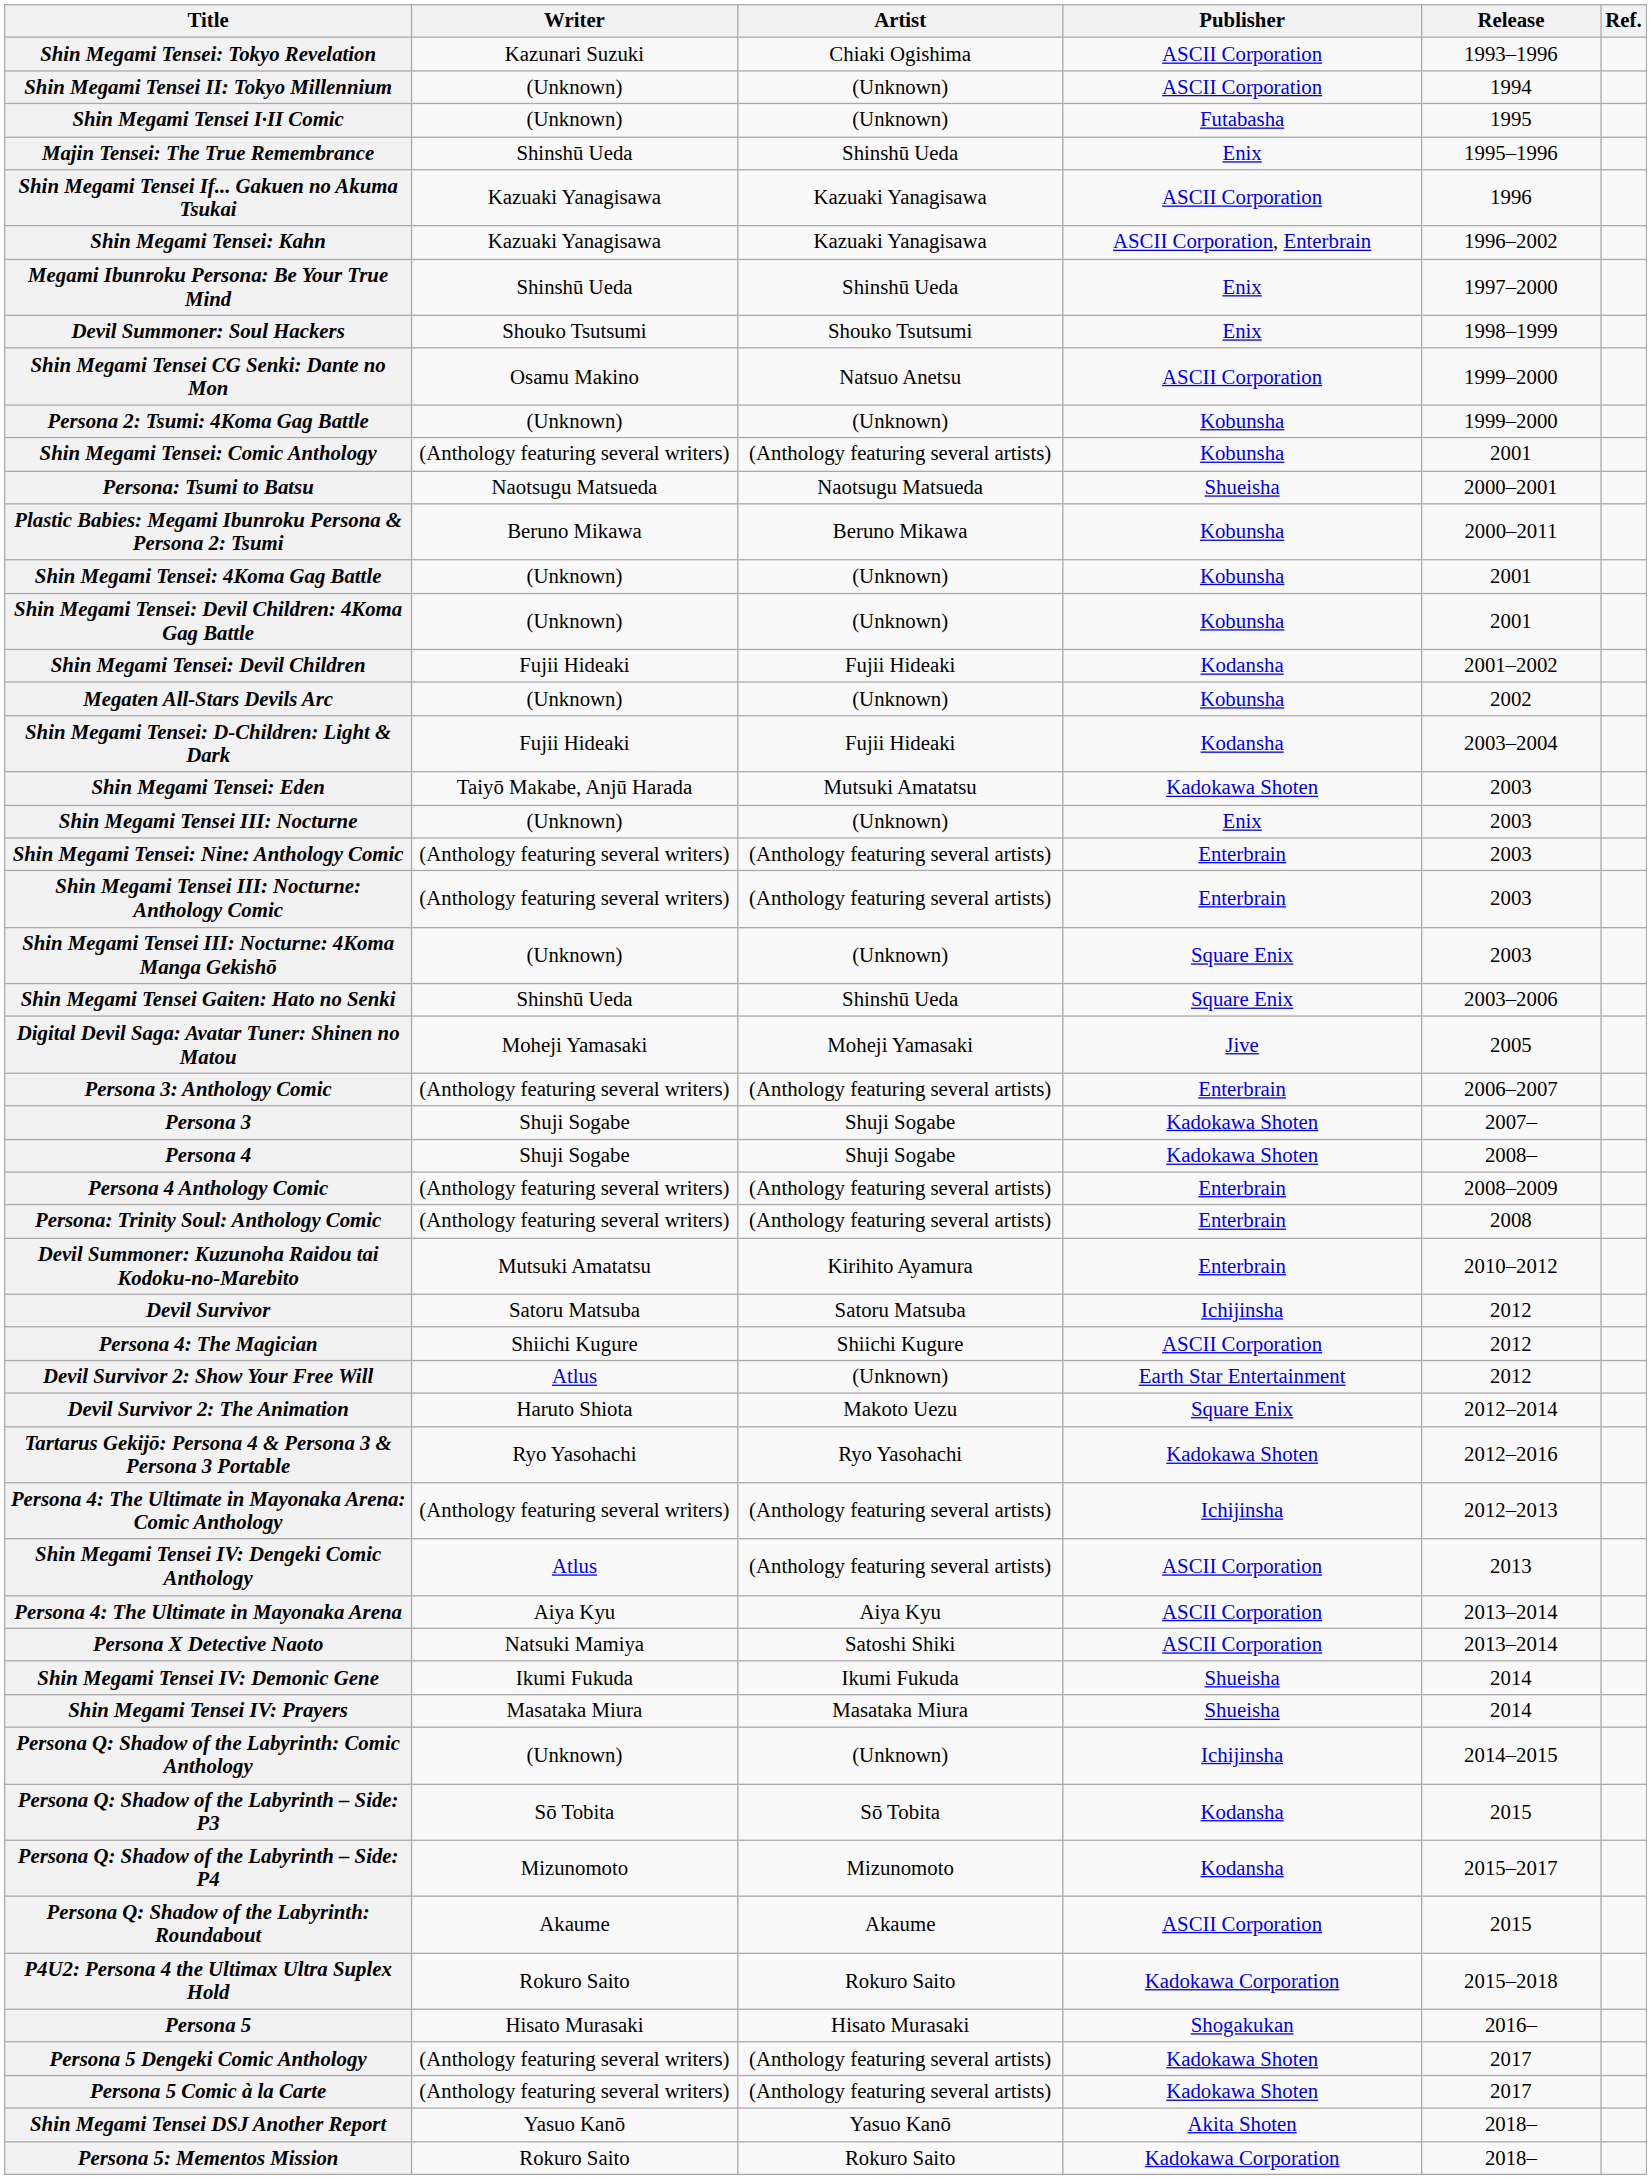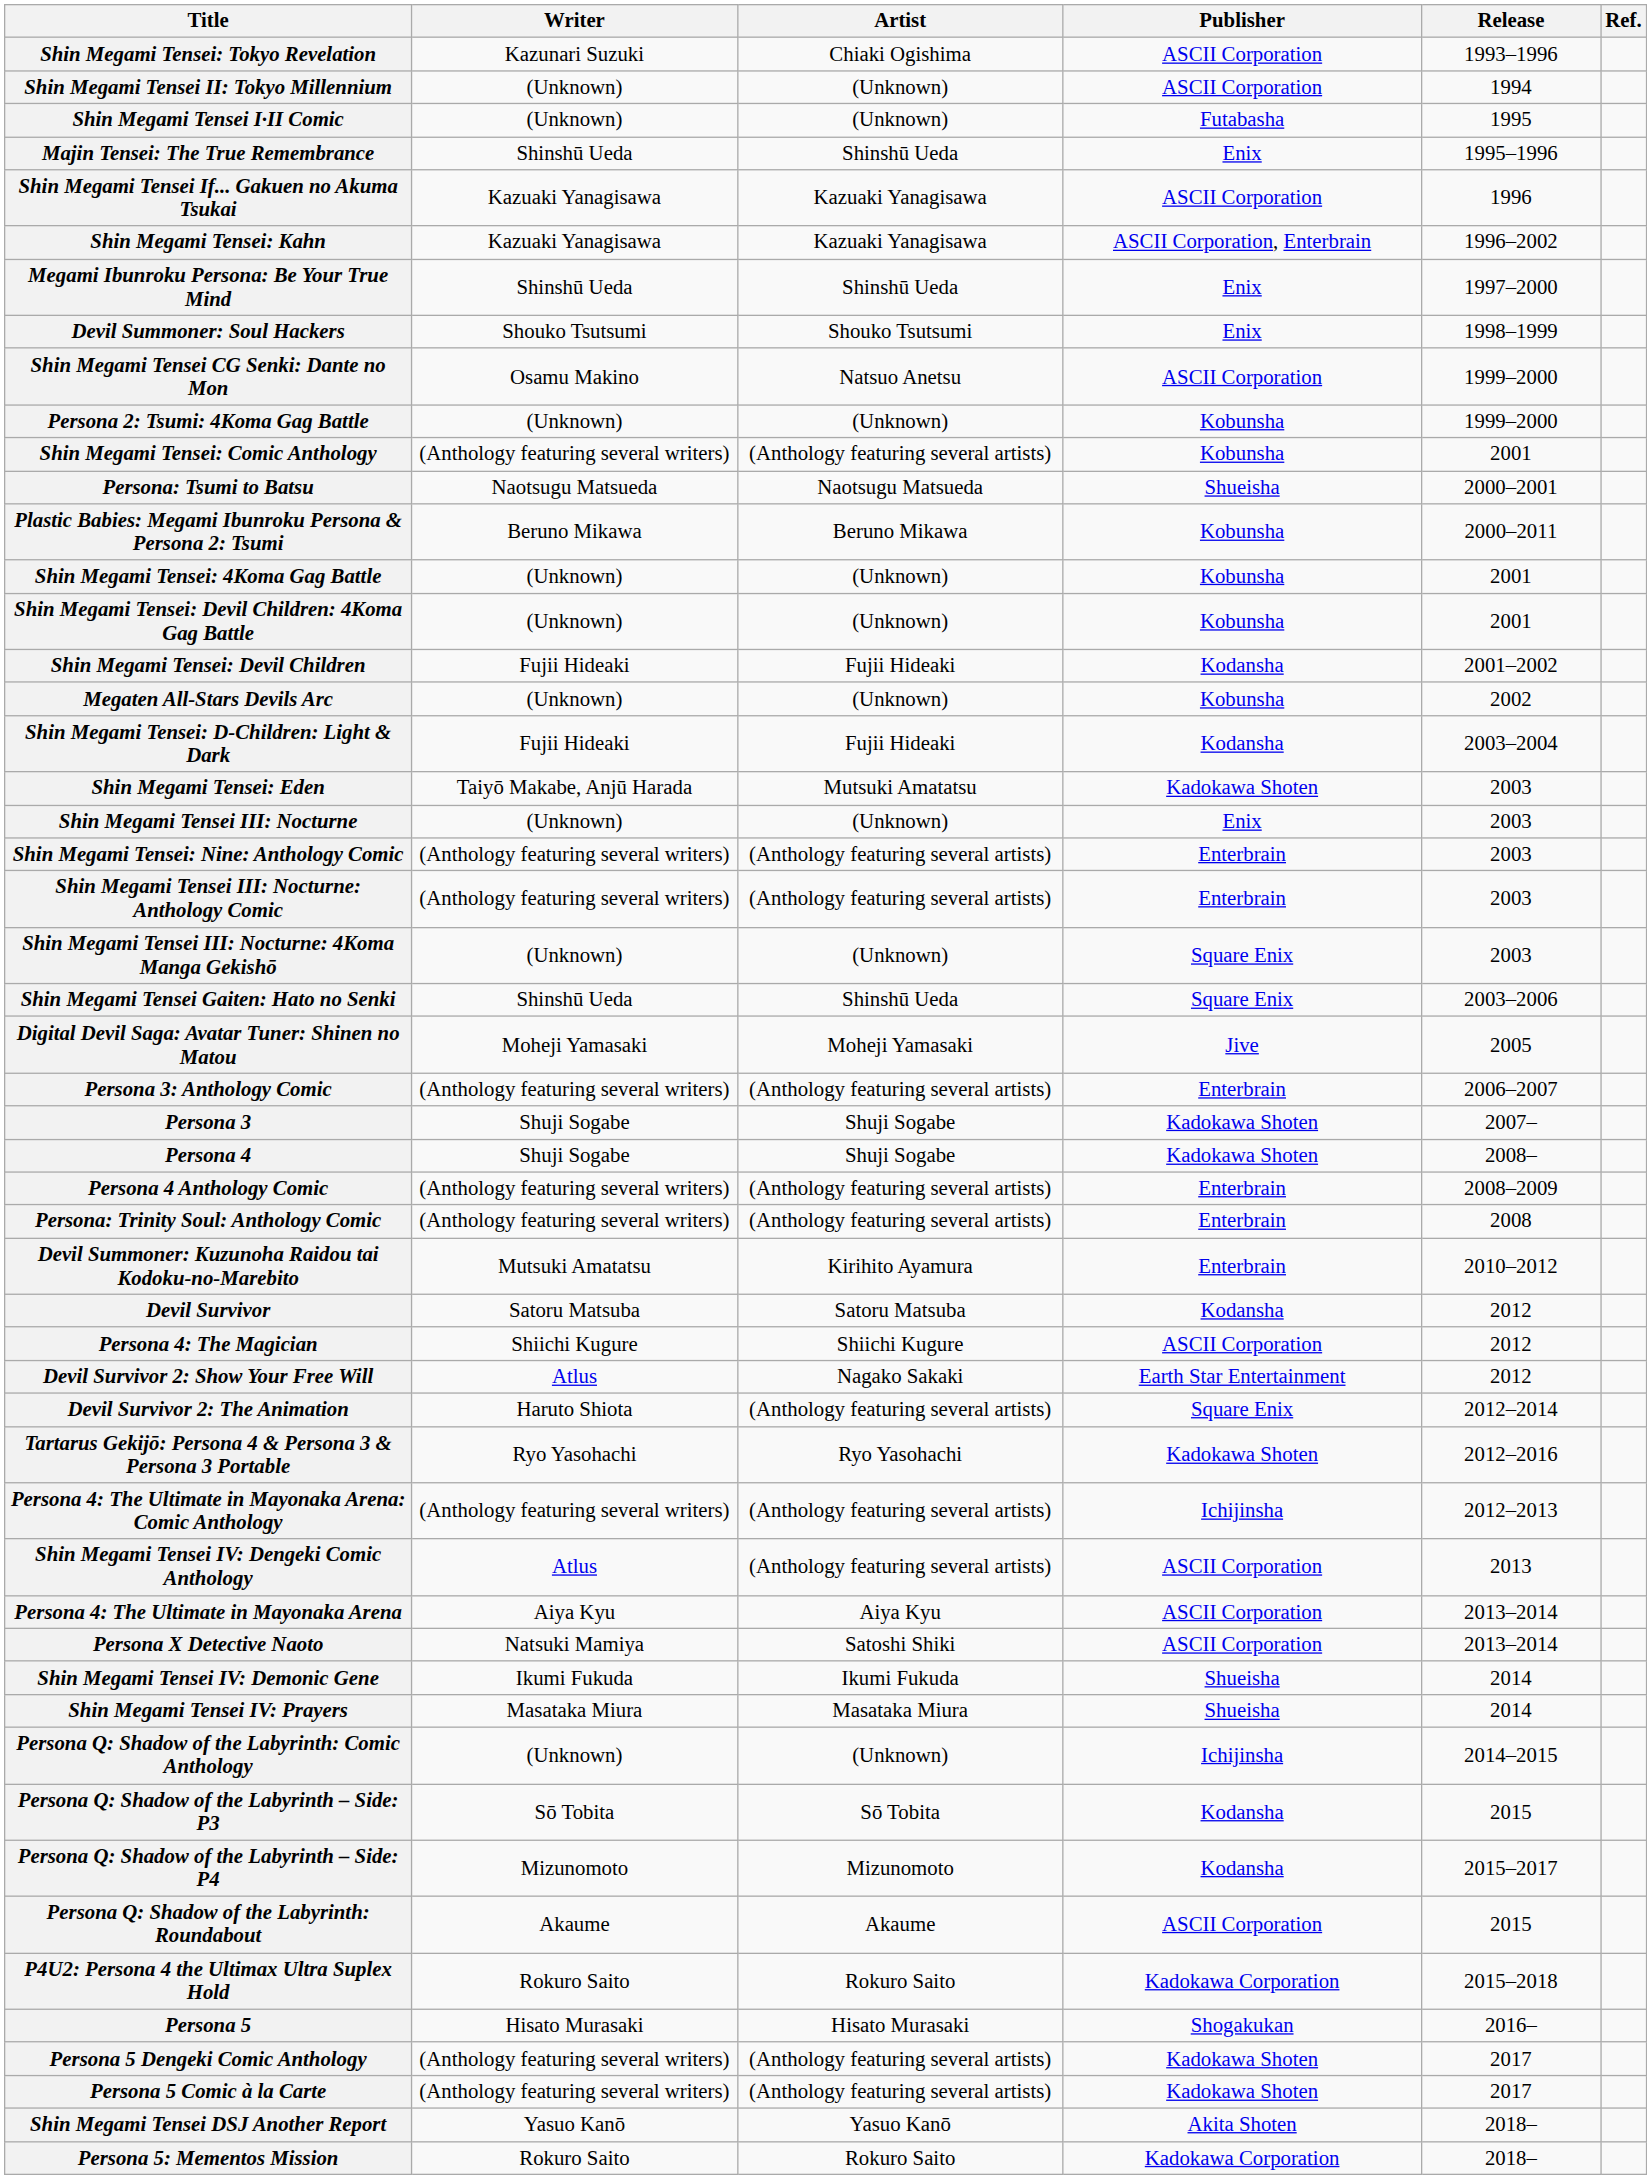(1242, 1310) Ichijinsha -> (1242, 1310) Kodansha
(900, 1376) (Unknown) -> (900, 1376) Nagako Sakaki
(900, 1409) Makoto Uezu -> (900, 1409) (Anthology featuring several artists)
